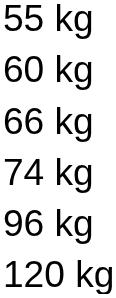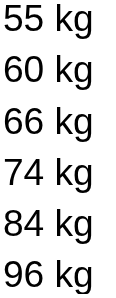+ row: (48, 223)
- row: (59, 274)
